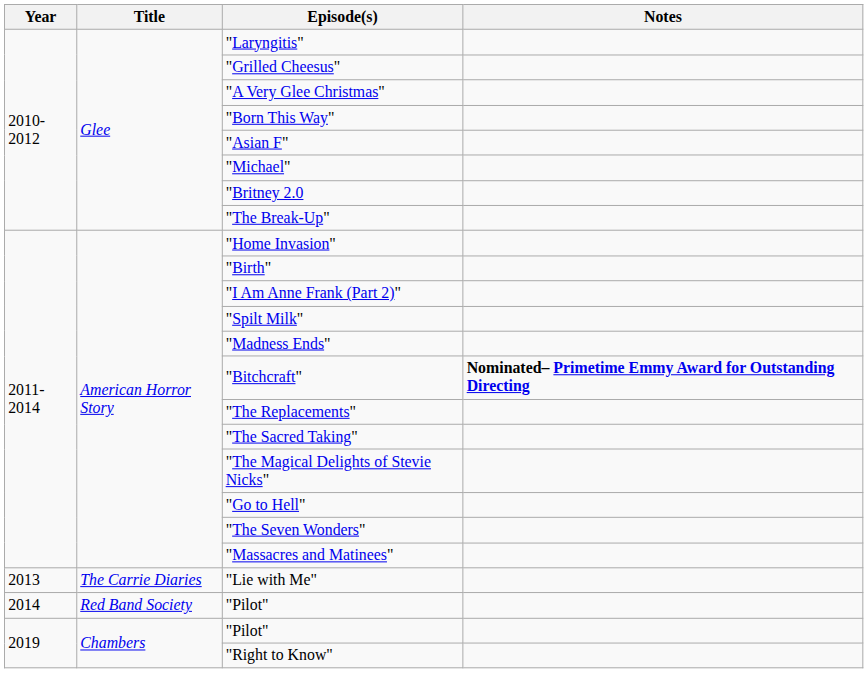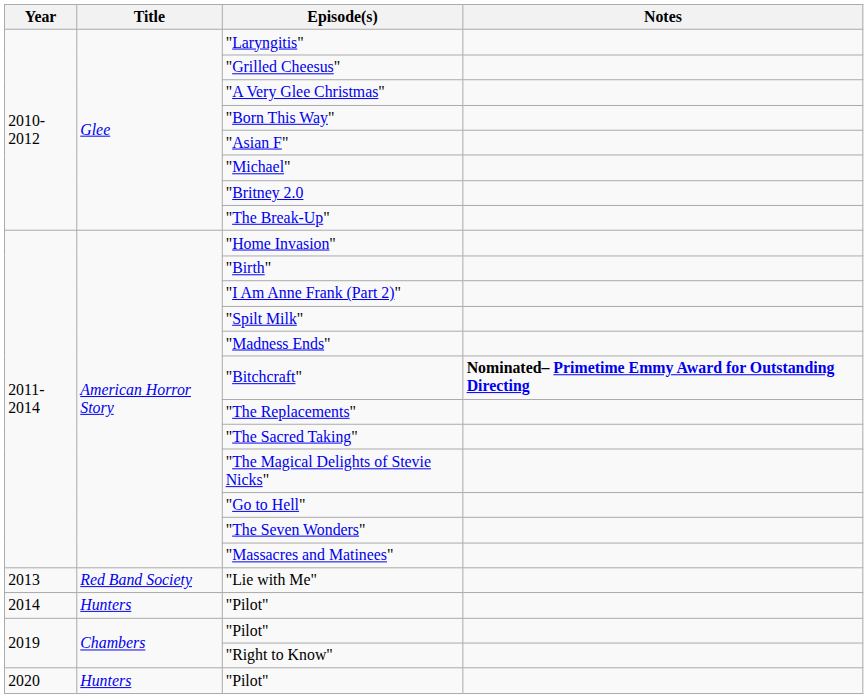(141, 580) The Carrie Diaries -> (136, 580) Red Band Society
(136, 605) Red Band Society -> (106, 605) Hunters
+ row: (24, 680)
